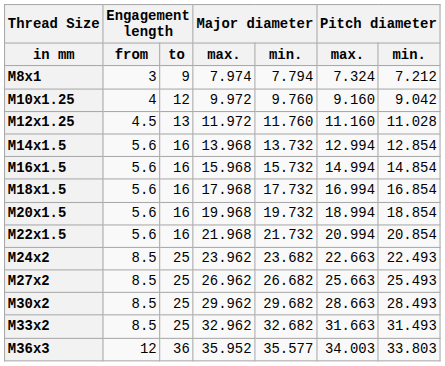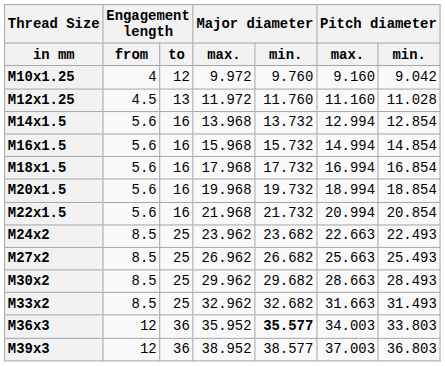- row: (25, 77)
(288, 349) normal -> (288, 327) bold
+ row: (29, 349)
